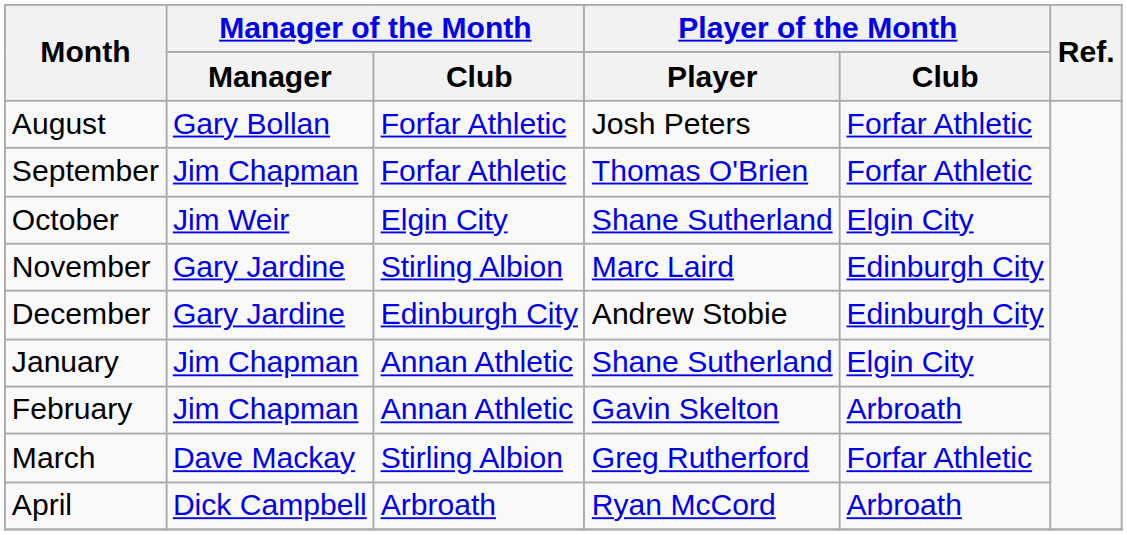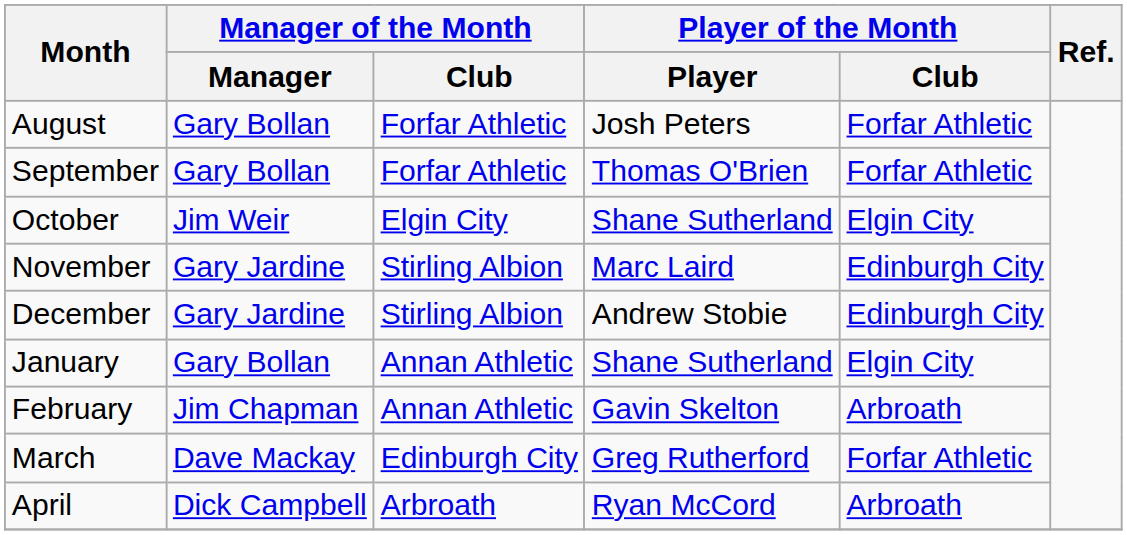(266, 171) Jim Chapman -> (251, 171) Gary Bollan
(479, 314) Edinburgh City -> (472, 314) Stirling Albion
(266, 362) Jim Chapman -> (251, 362) Gary Bollan
(472, 457) Stirling Albion -> (479, 457) Edinburgh City
